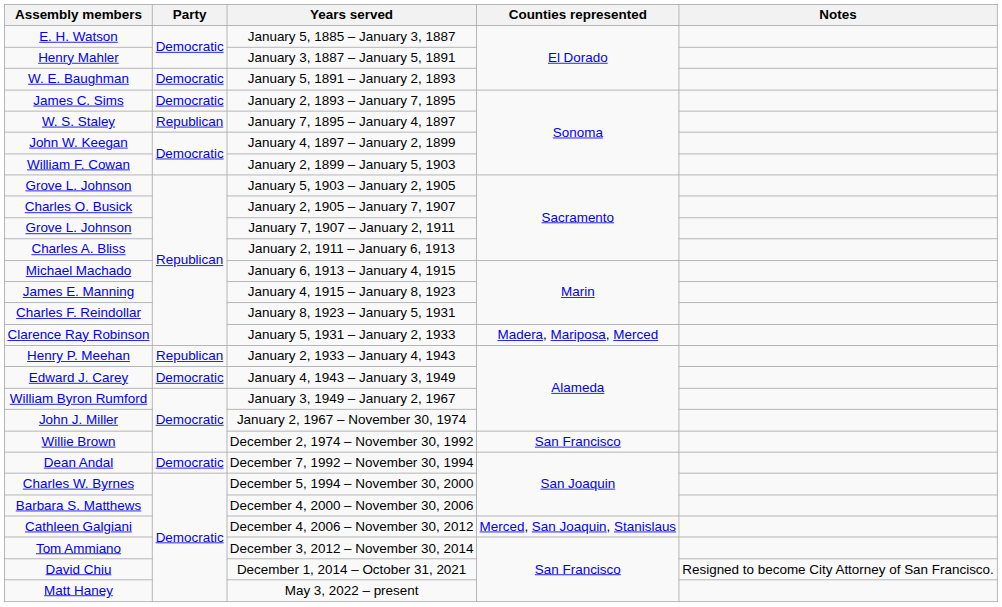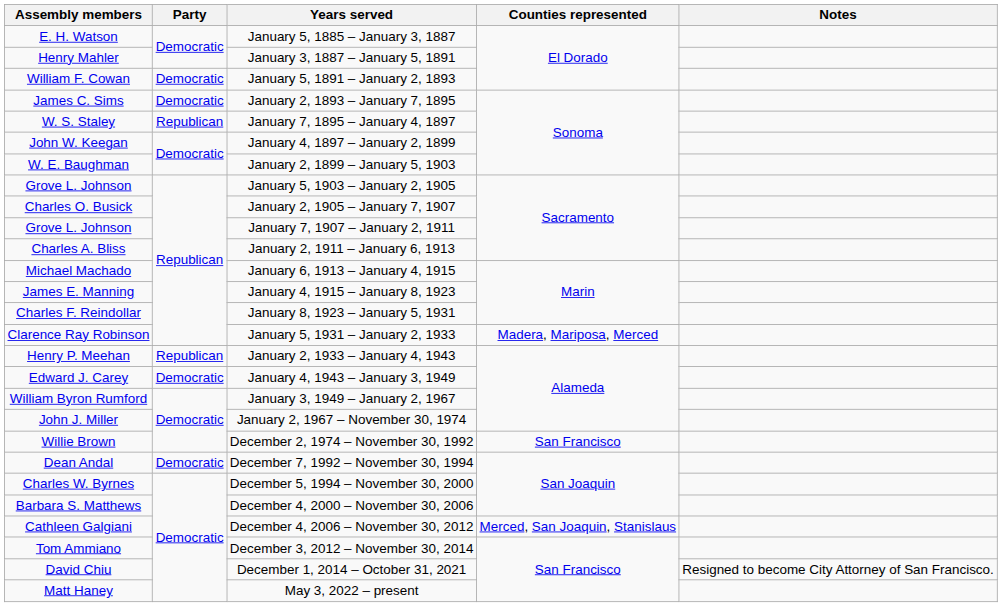(78, 79) W. E. Baughman -> (78, 79) William F. Cowan
(78, 164) William F. Cowan -> (78, 164) W. E. Baughman
